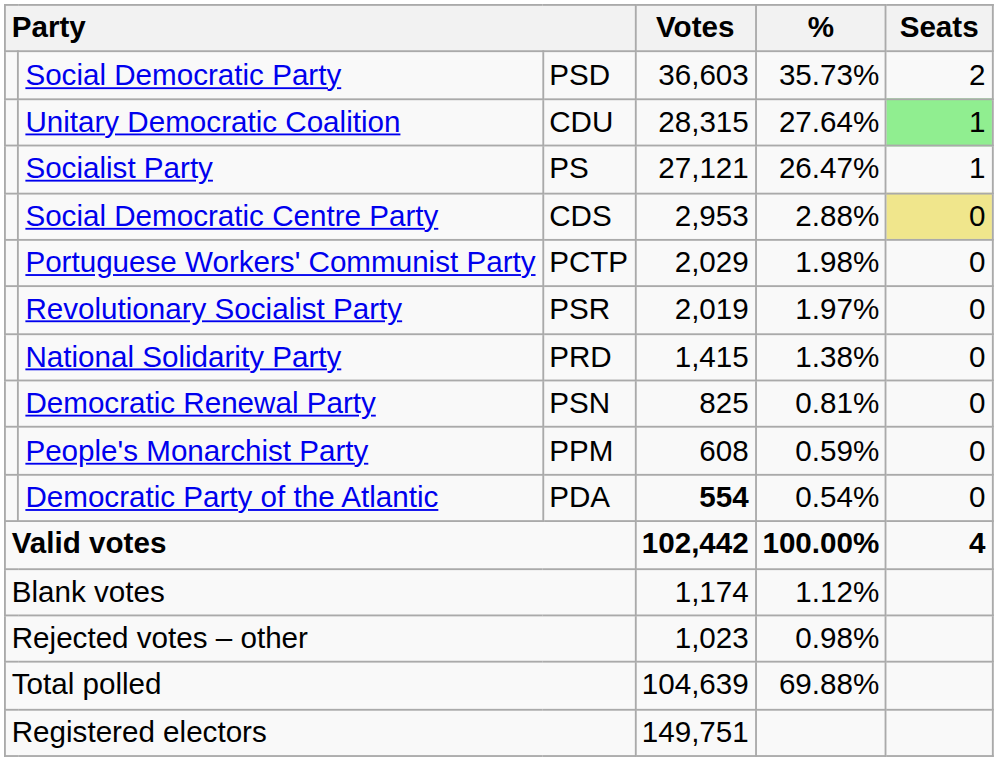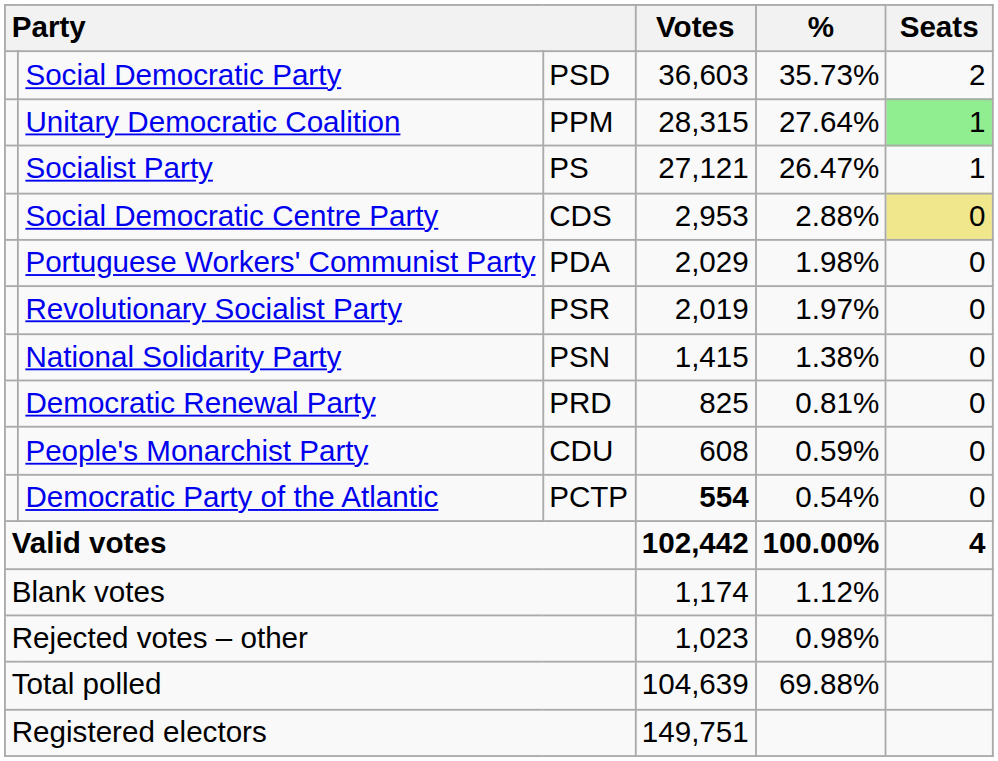(581, 121) CDU -> (581, 121) PPM
(589, 262) PCTP -> (580, 262) PDA
(580, 356) PRD -> (580, 356) PSN
(580, 403) PSN -> (580, 403) PRD
(581, 450) PPM -> (581, 450) CDU
(580, 497) PDA -> (589, 497) PCTP
